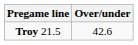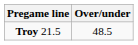(102, 31) 42.6 -> (102, 31) 48.5
